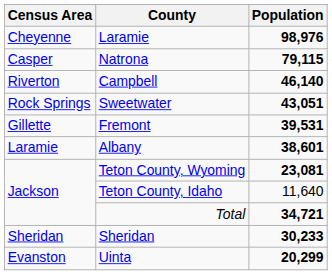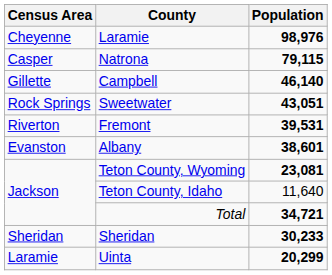(34, 81) Riverton -> (29, 81) Gillette
(29, 125) Gillette -> (34, 125) Riverton
(33, 147) Laramie -> (37, 147) Evanston
(37, 258) Evanston -> (33, 258) Laramie
